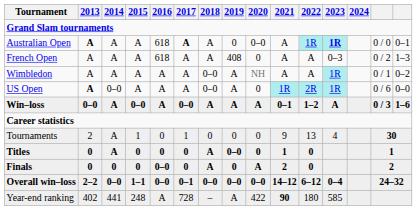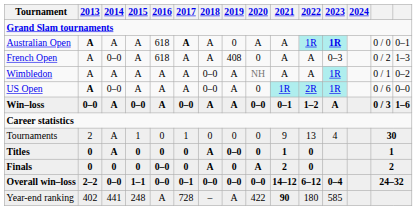(258, 43) 0–0 -> (258, 43) A
(114, 58) A -> (114, 58) 0–0
(258, 105) A -> (258, 105) 0–0
